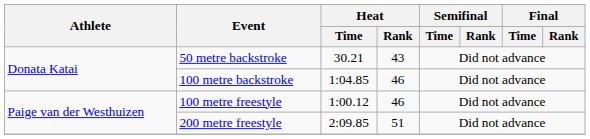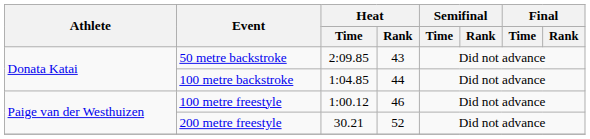(349, 58) 30.21 -> (349, 58) 2:09.85
(398, 80) 46 -> (398, 80) 44
(349, 123) 2:09.85 -> (349, 123) 30.21
(398, 123) 51 -> (398, 123) 52
